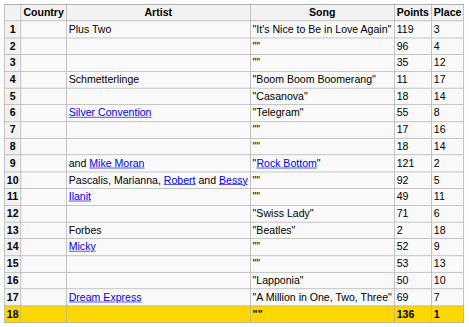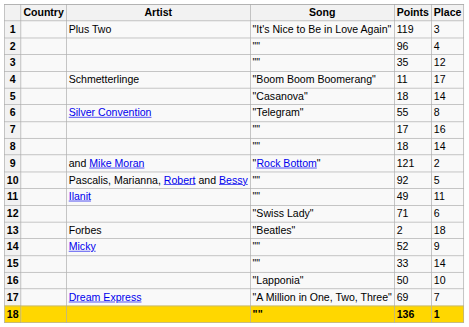(403, 264) 53 -> (403, 264) 33
(440, 264) 13 -> (440, 264) 14
